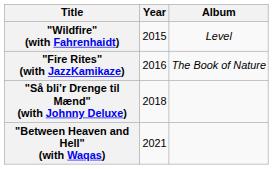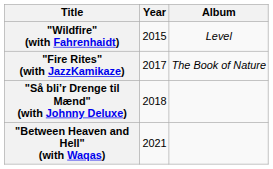(155, 65) 2016 -> (155, 65) 2017
